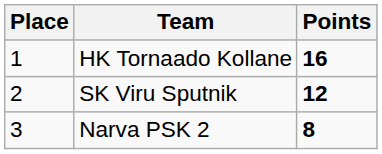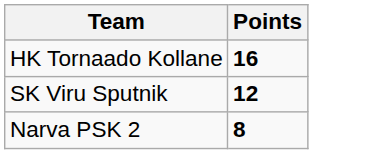- column: (39, 22)
